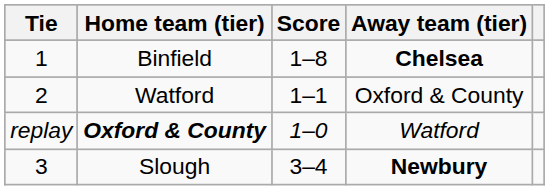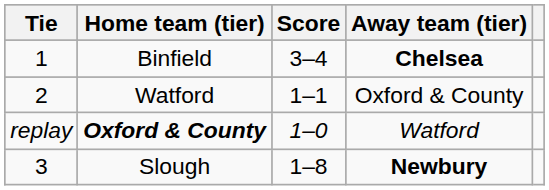(309, 58) 1–8 -> (309, 58) 3–4
(309, 167) 3–4 -> (309, 167) 1–8
